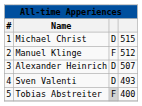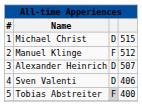(128, 81) 493 -> (128, 81) 406
